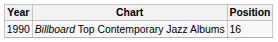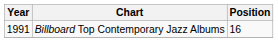(18, 29) 1990 -> (18, 29) 1991
